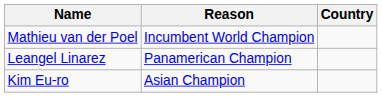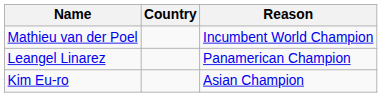columns swapped: (347, 15) <-> (229, 15)
